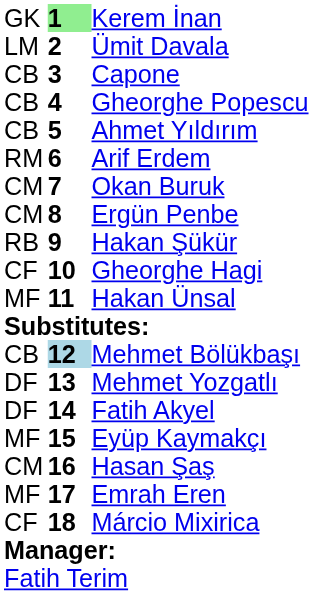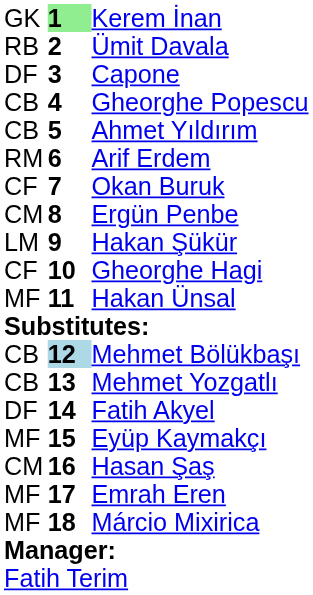(22, 46) LM -> (22, 46) RB
(22, 74) CB -> (21, 74) DF
(24, 186) CM -> (21, 186) CF
(22, 242) RB -> (22, 242) LM
(21, 382) DF -> (22, 382) CB
(21, 522) CF -> (22, 522) MF
